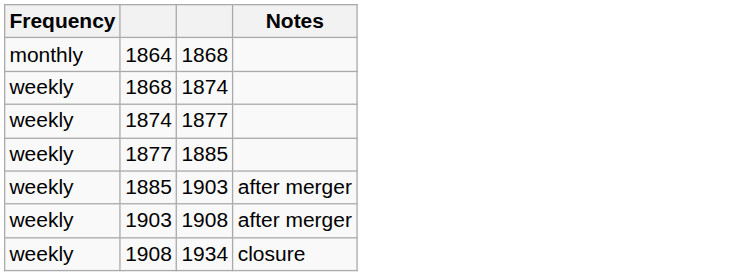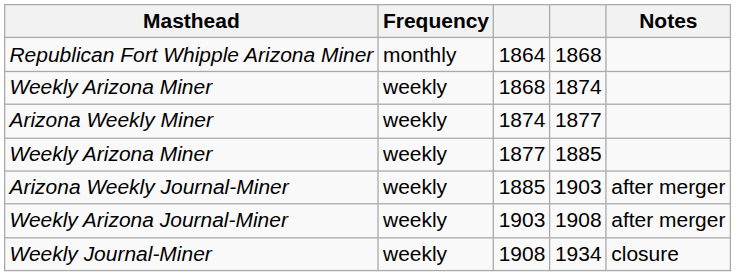+ column: (191, 21)
